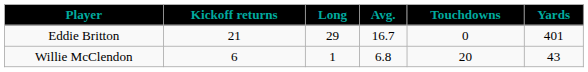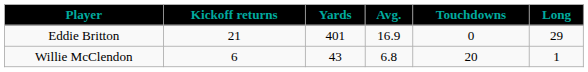columns swapped: (554, 14) <-> (332, 14)
(383, 35) 16.7 -> (389, 35) 16.9
